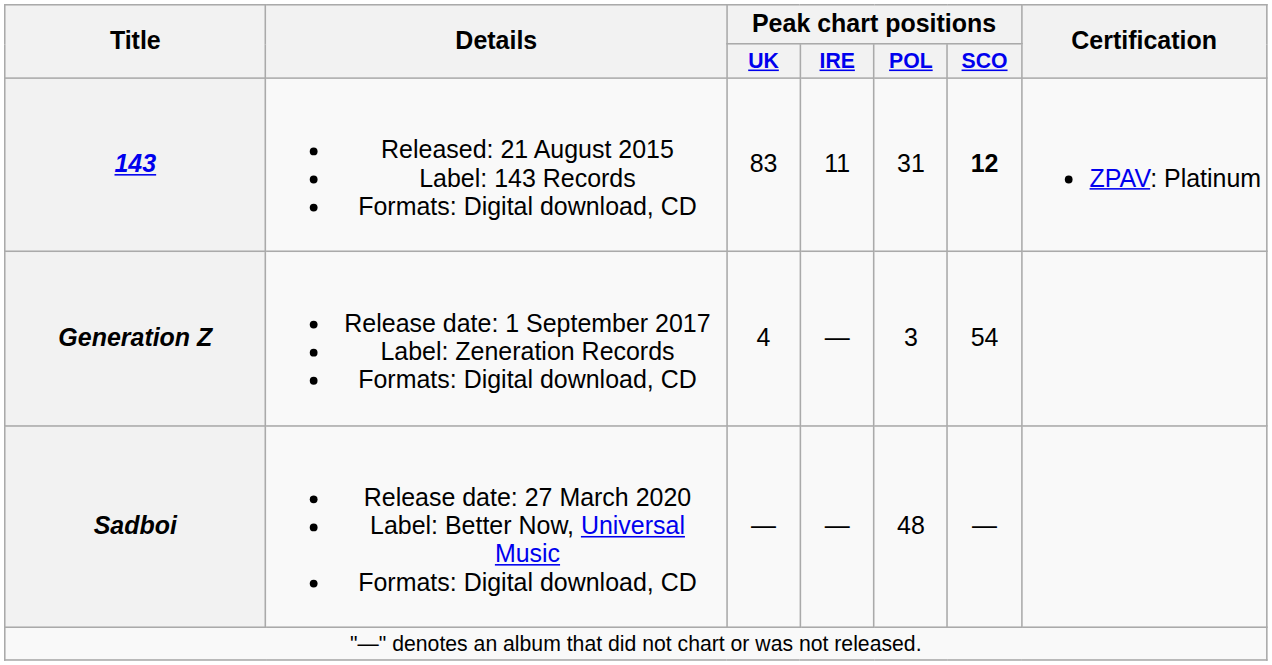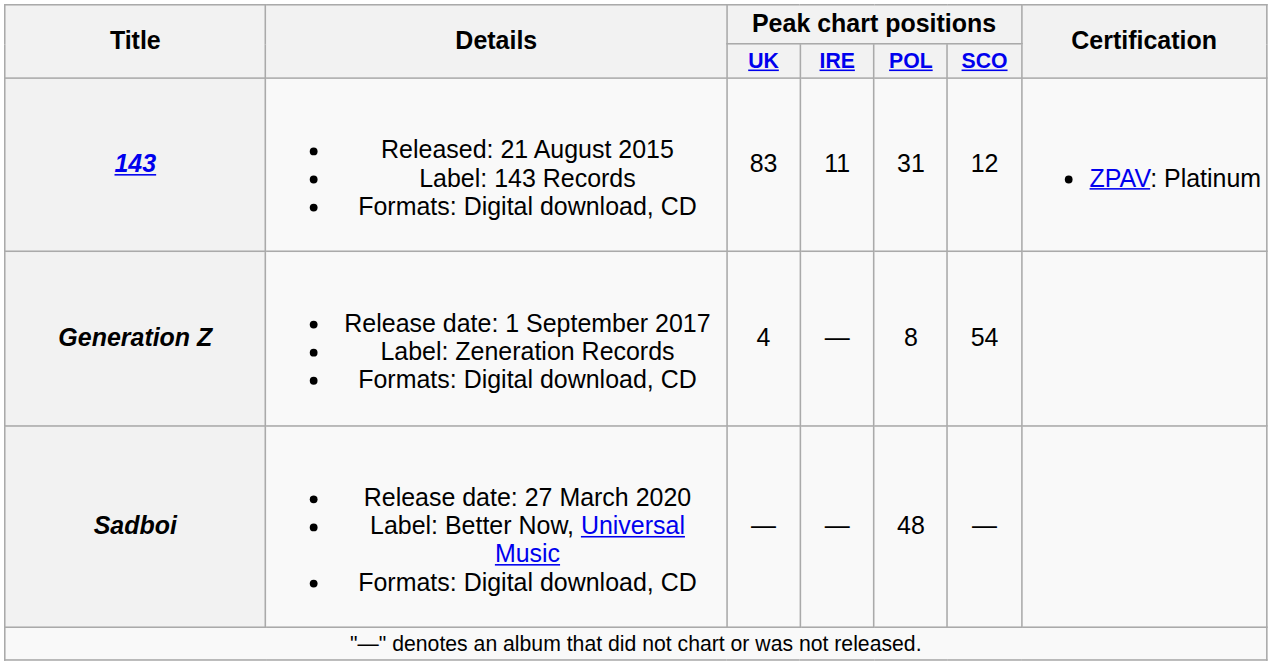(985, 164) bold -> (985, 164) normal
(911, 338) 3 -> (911, 338) 8
